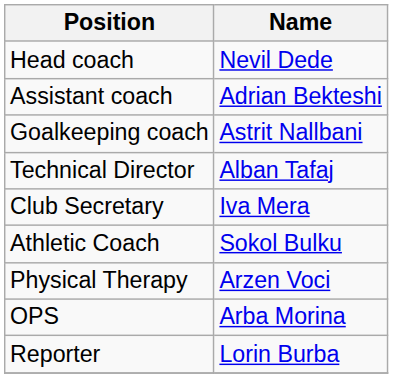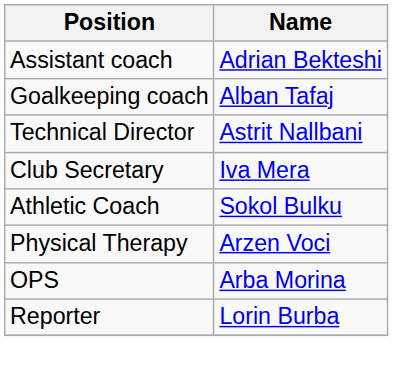- row: (72, 59)
(291, 133) Astrit Nallbani -> (277, 96) Alban Tafaj
(277, 170) Alban Tafaj -> (291, 133) Astrit Nallbani
